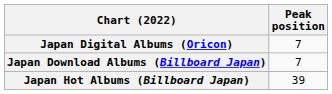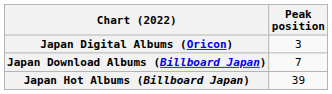(298, 44) 7 -> (298, 44) 3
